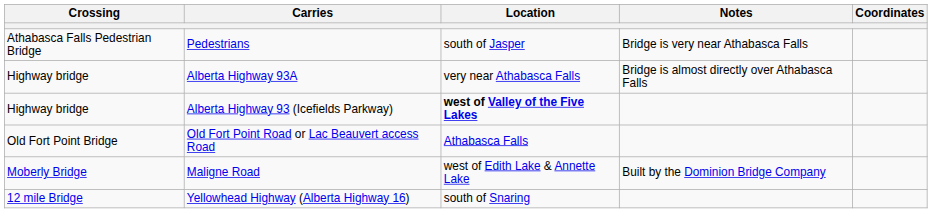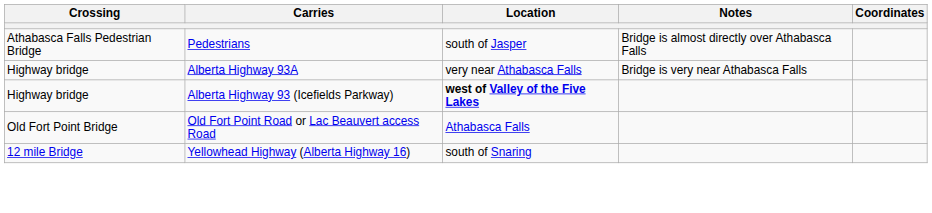(715, 44) Bridge is very near Athabasca Falls -> (726, 44) Bridge is almost directly over Athabasca Falls
(727, 76) Bridge is almost directly over Athabasca Falls -> (714, 70) Bridge is very near Athabasca Falls
- row: (223, 173)
